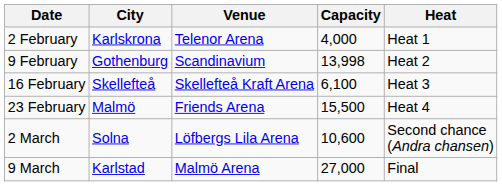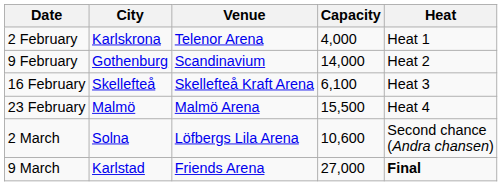(343, 61) 13,998 -> (343, 61) 14,000
(220, 107) Friends Arena -> (217, 107) Malmö Arena
(217, 169) Malmö Arena -> (220, 169) Friends Arena
(403, 169) normal -> (404, 169) bold
